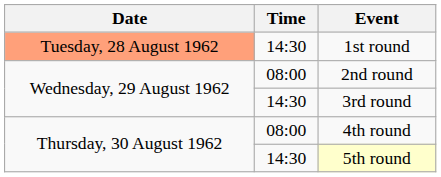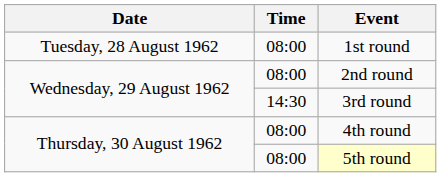(130, 46) lightsalmon background -> (130, 46) no background
(286, 46) 14:30 -> (286, 46) 08:00
(286, 158) 14:30 -> (286, 158) 08:00
